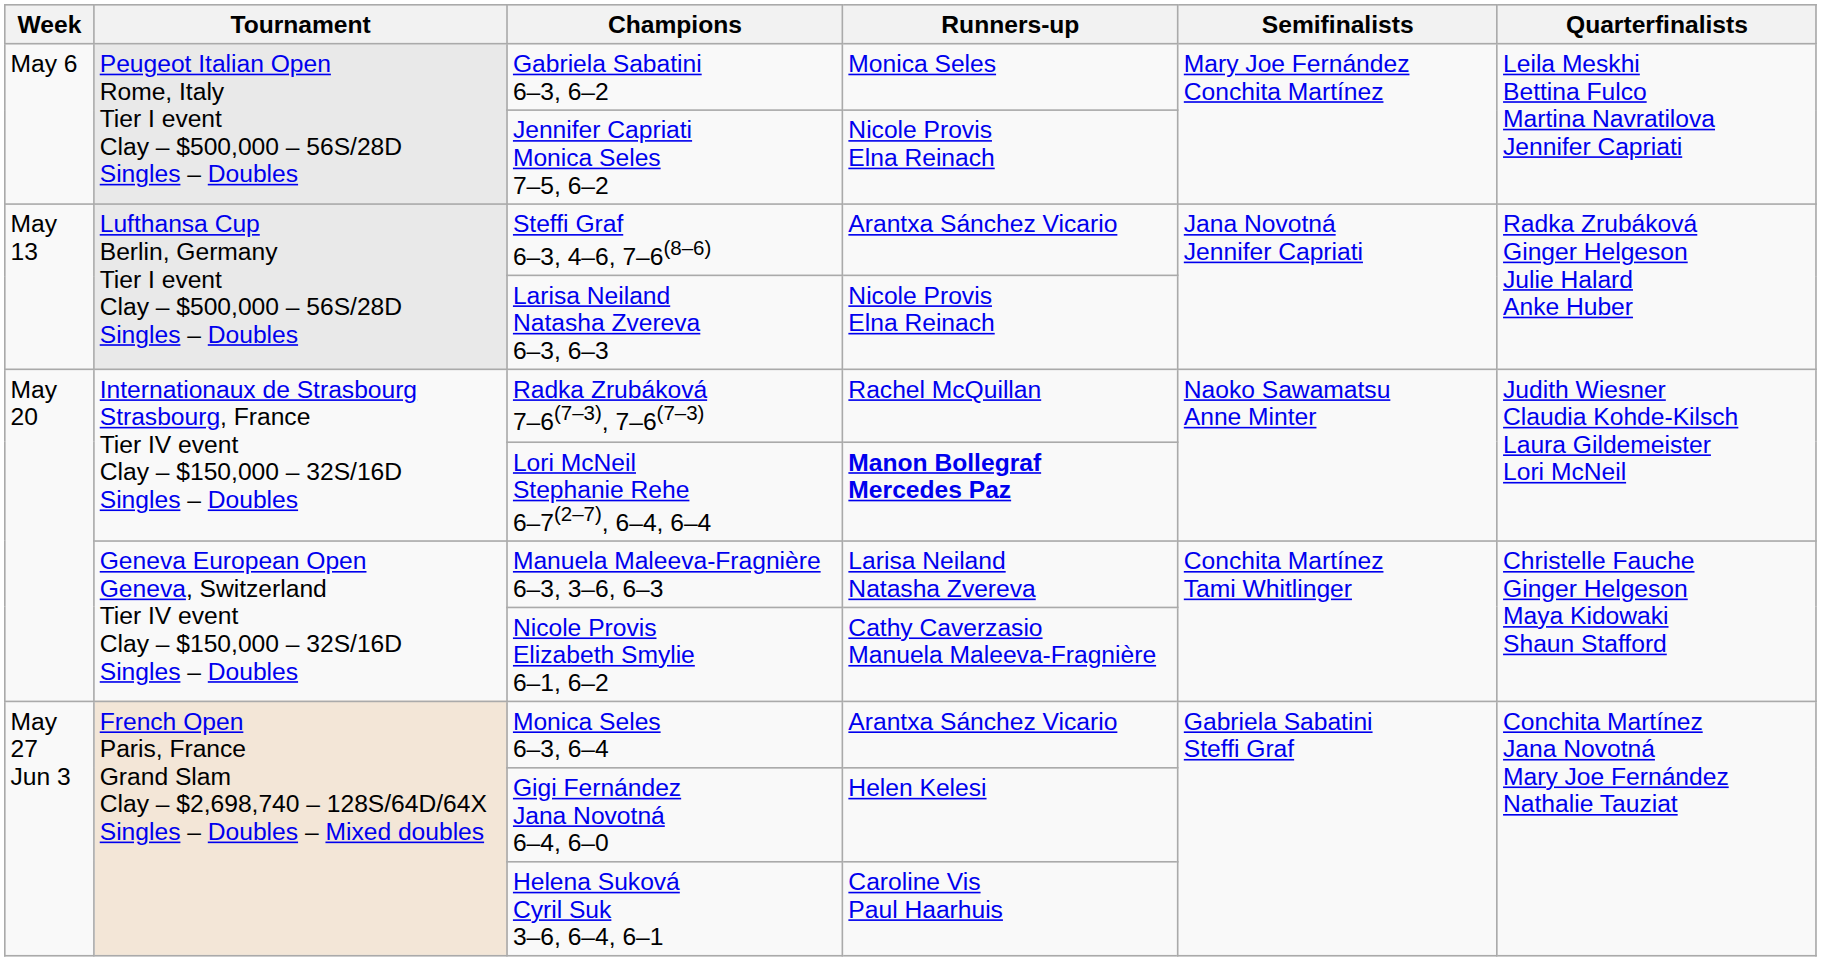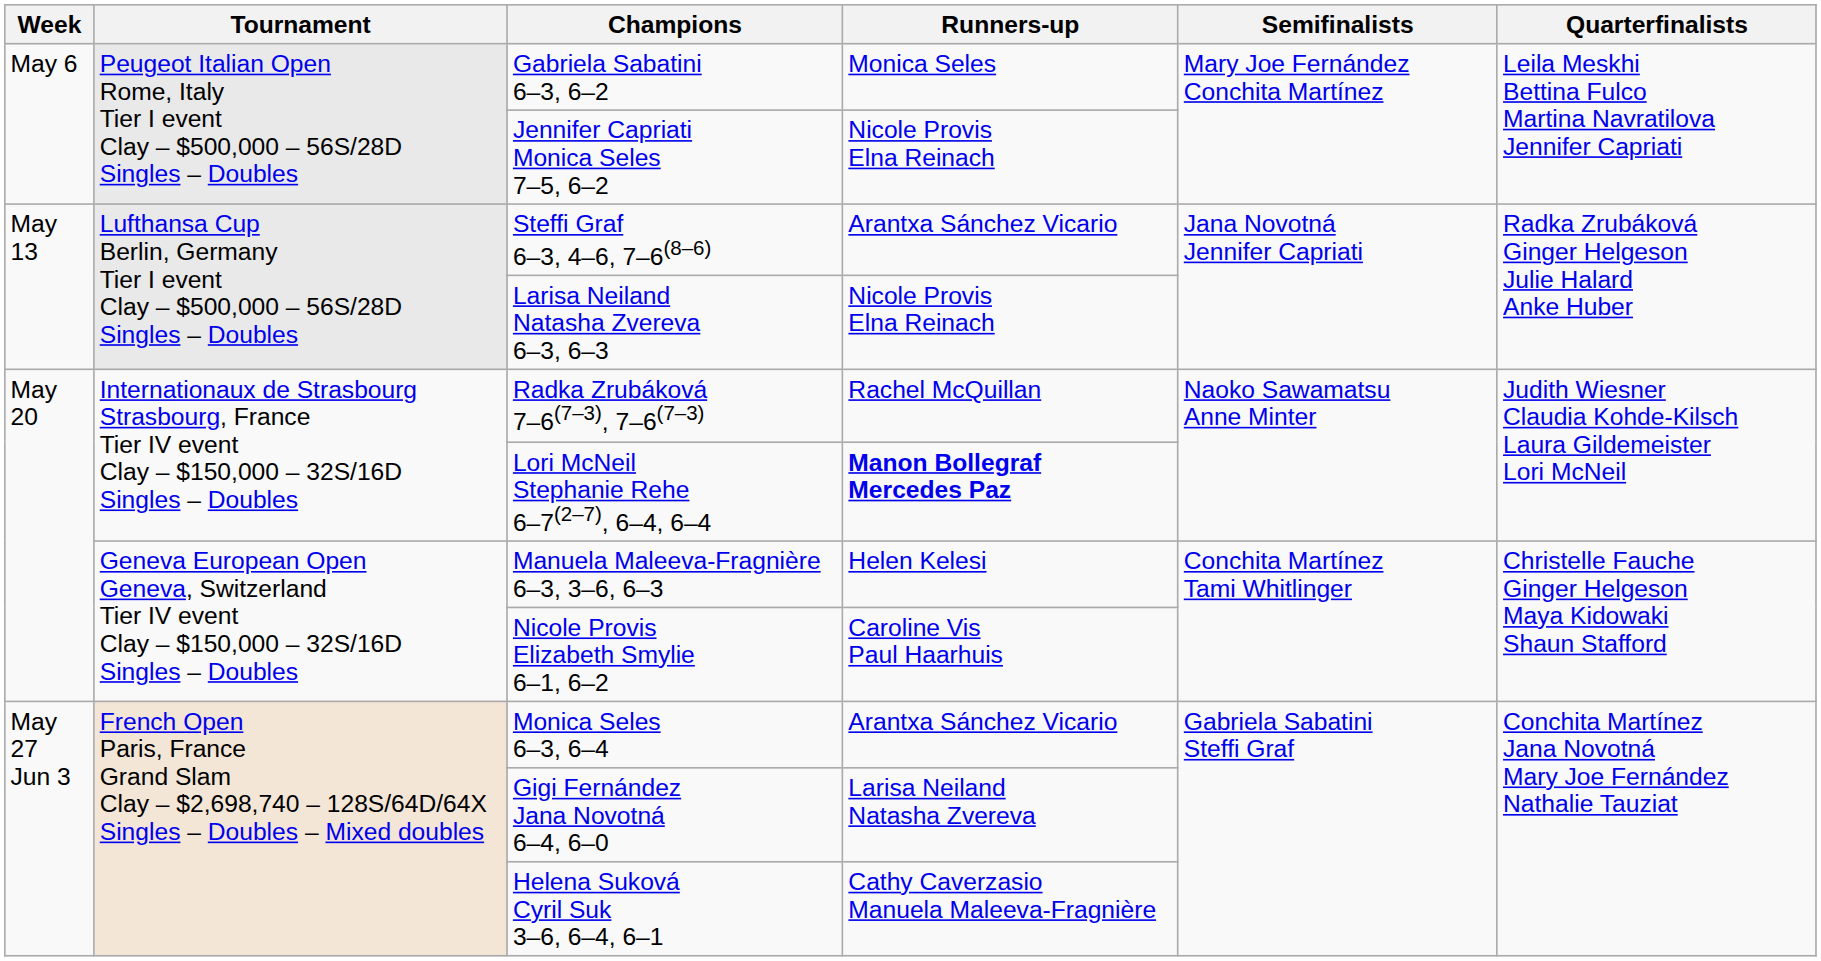(942, 574) Larisa Neiland Natasha Zvereva -> (917, 560) Helen Kelesi
(1002, 640) Cathy Caverzasio Manuela Maleeva-Fragnière -> (926, 640) Caroline Vis Paul Haarhuis
(917, 787) Helen Kelesi -> (942, 801) Larisa Neiland Natasha Zvereva
(926, 895) Caroline Vis Paul Haarhuis -> (1002, 895) Cathy Caverzasio Manuela Maleeva-Fragnière
